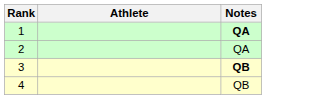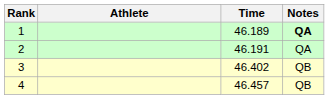+ column: (252, 13)
(241, 67) bold -> (303, 67) normal
